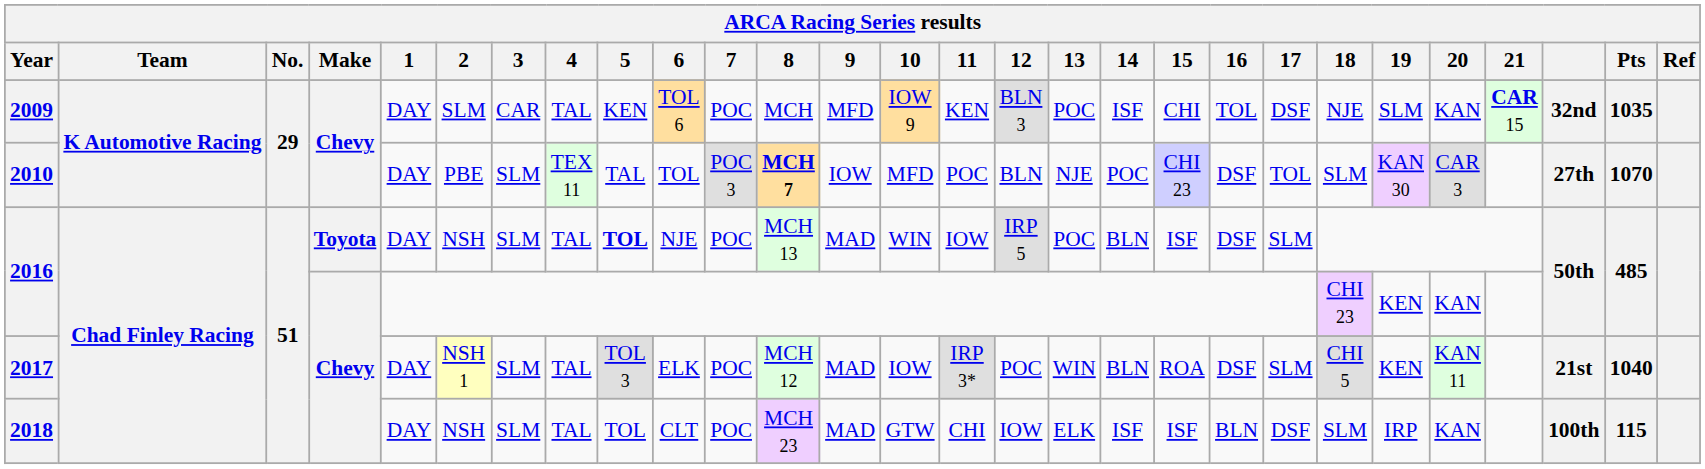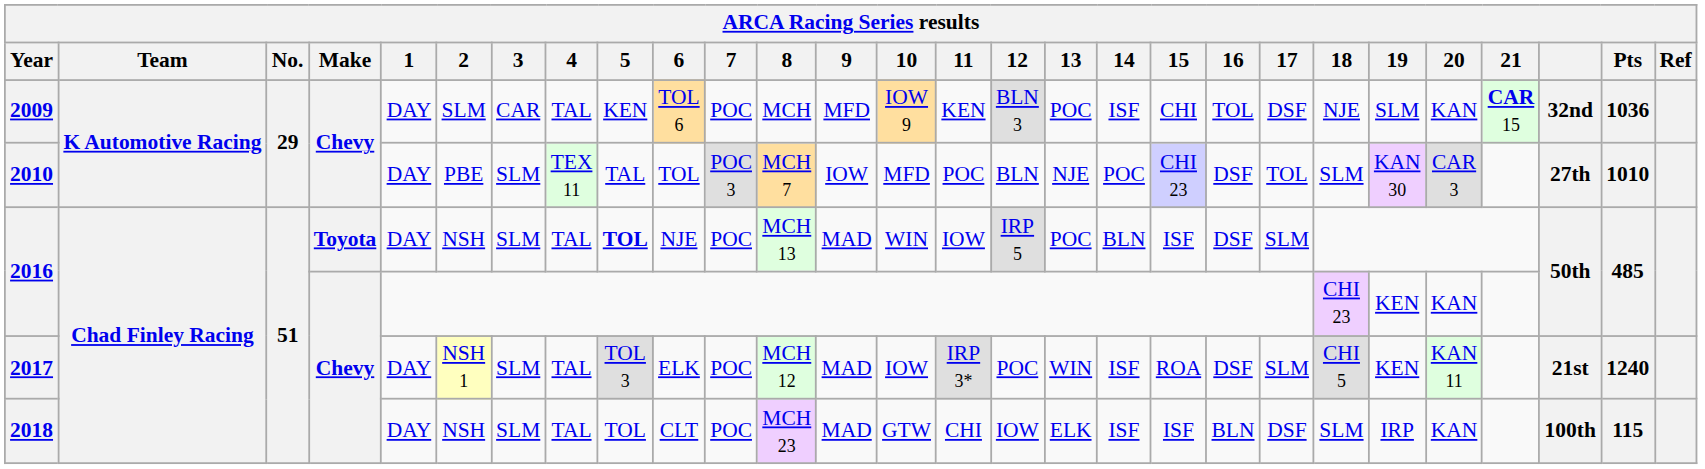(1631, 110) 1035 -> (1628, 110) 1036
(789, 174) bold -> (787, 174) normal
(1631, 174) 1070 -> (1628, 174) 1010
(1128, 367) BLN -> (1124, 367) ISF
(1631, 367) 1040 -> (1628, 367) 1240
